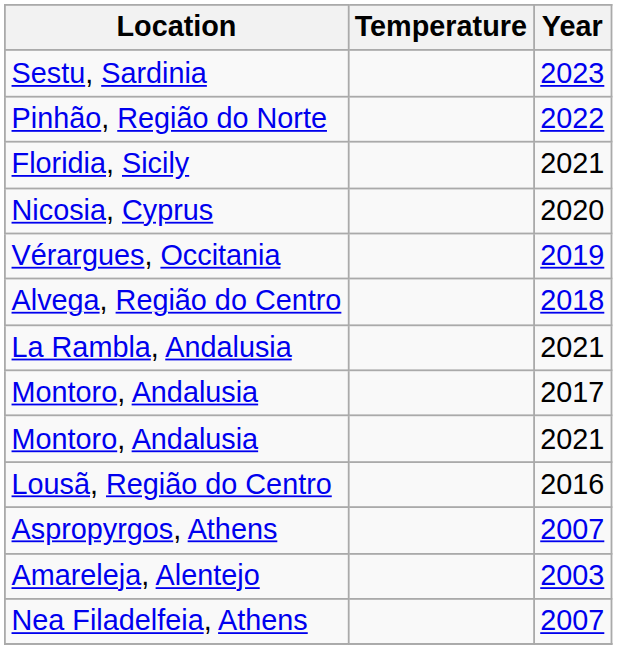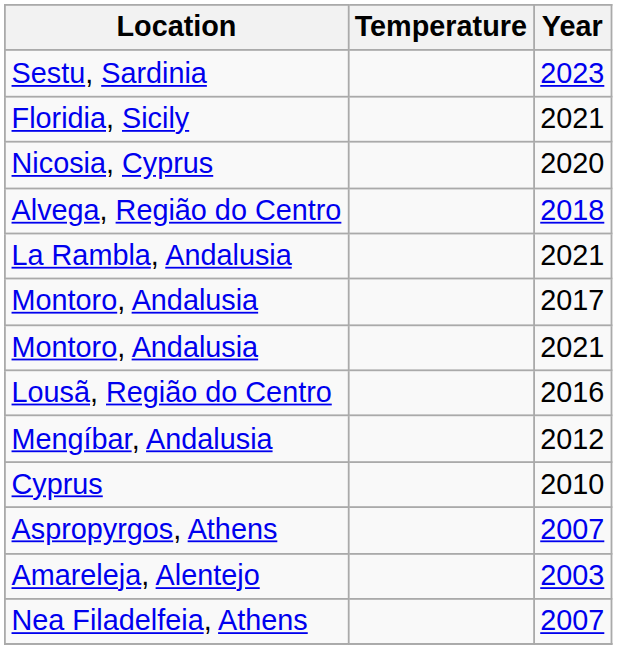- row: (169, 118)
- row: (146, 255)
+ row: (142, 438)
+ row: (57, 484)
